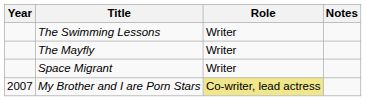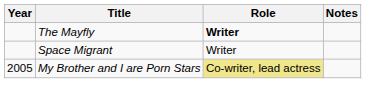- row: (99, 31)
(221, 50) normal -> (222, 31) bold
(20, 86) 2007 -> (20, 68) 2005
